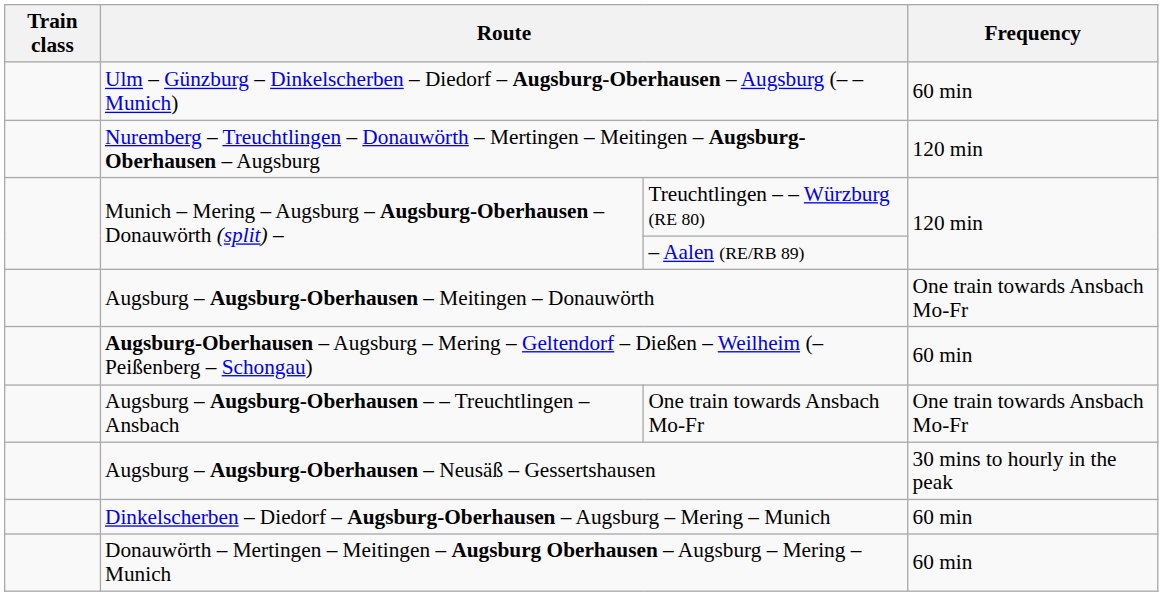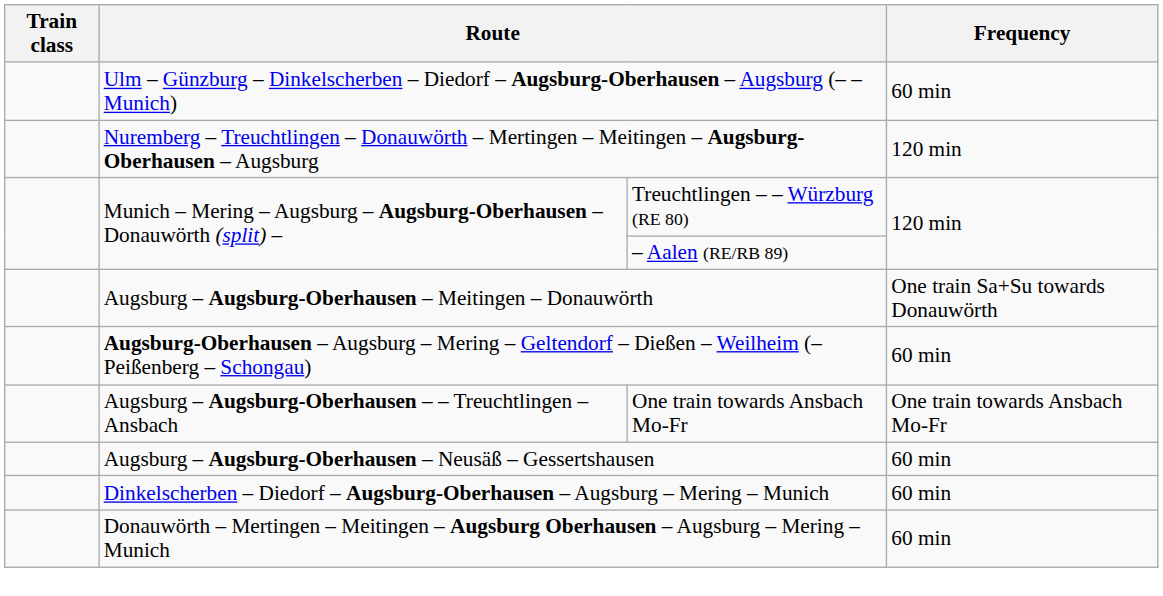(1028, 297) One train towards Ansbach Mo-Fr -> (998, 297) One train Sa+Su towards Donauwörth
(1015, 470) 30 mins to hourly in the peak -> (921, 458) 60 min
